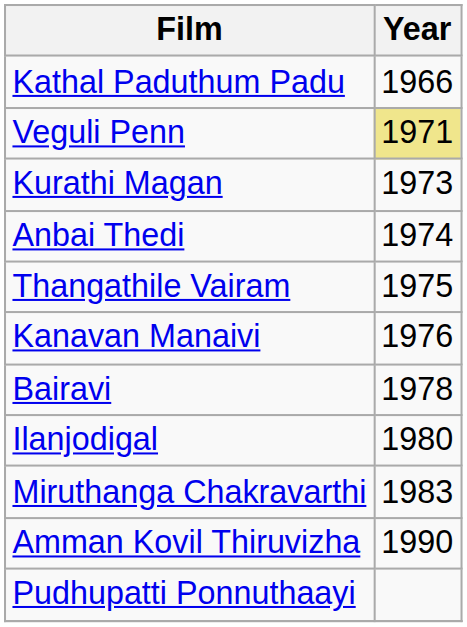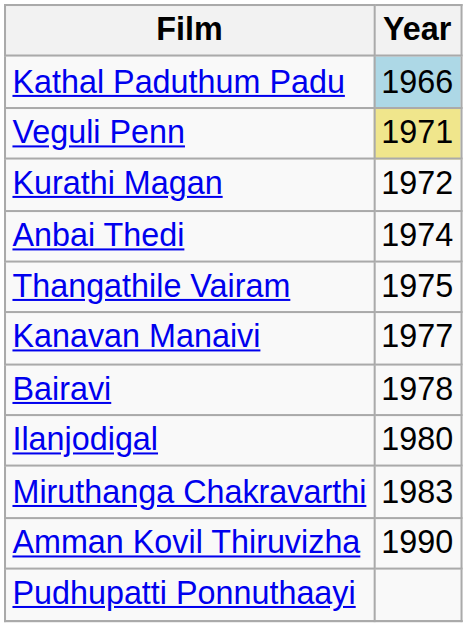(417, 81) no background -> (417, 81) lightblue background
(417, 183) 1973 -> (417, 183) 1972
(417, 337) 1976 -> (417, 337) 1977
